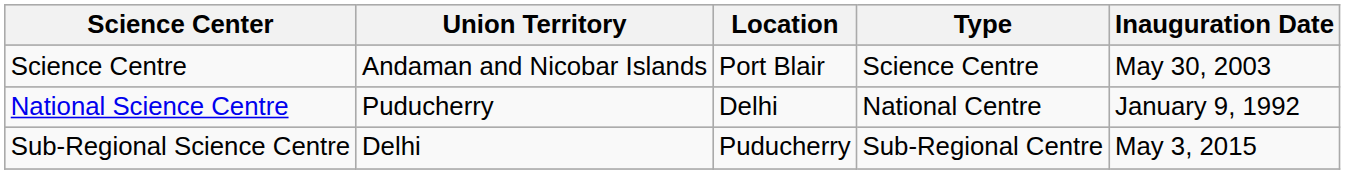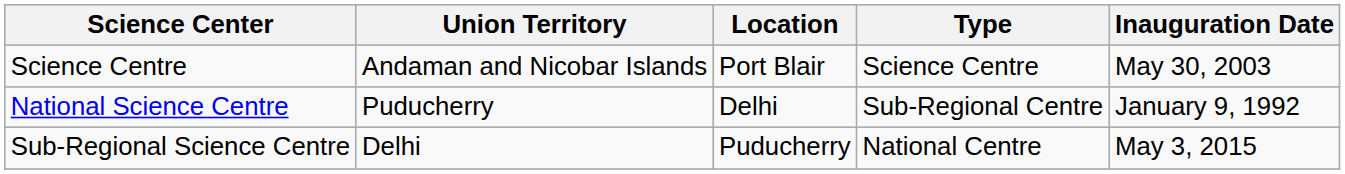(952, 106) National Centre -> (983, 106) Sub-Regional Centre
(983, 147) Sub-Regional Centre -> (952, 147) National Centre
